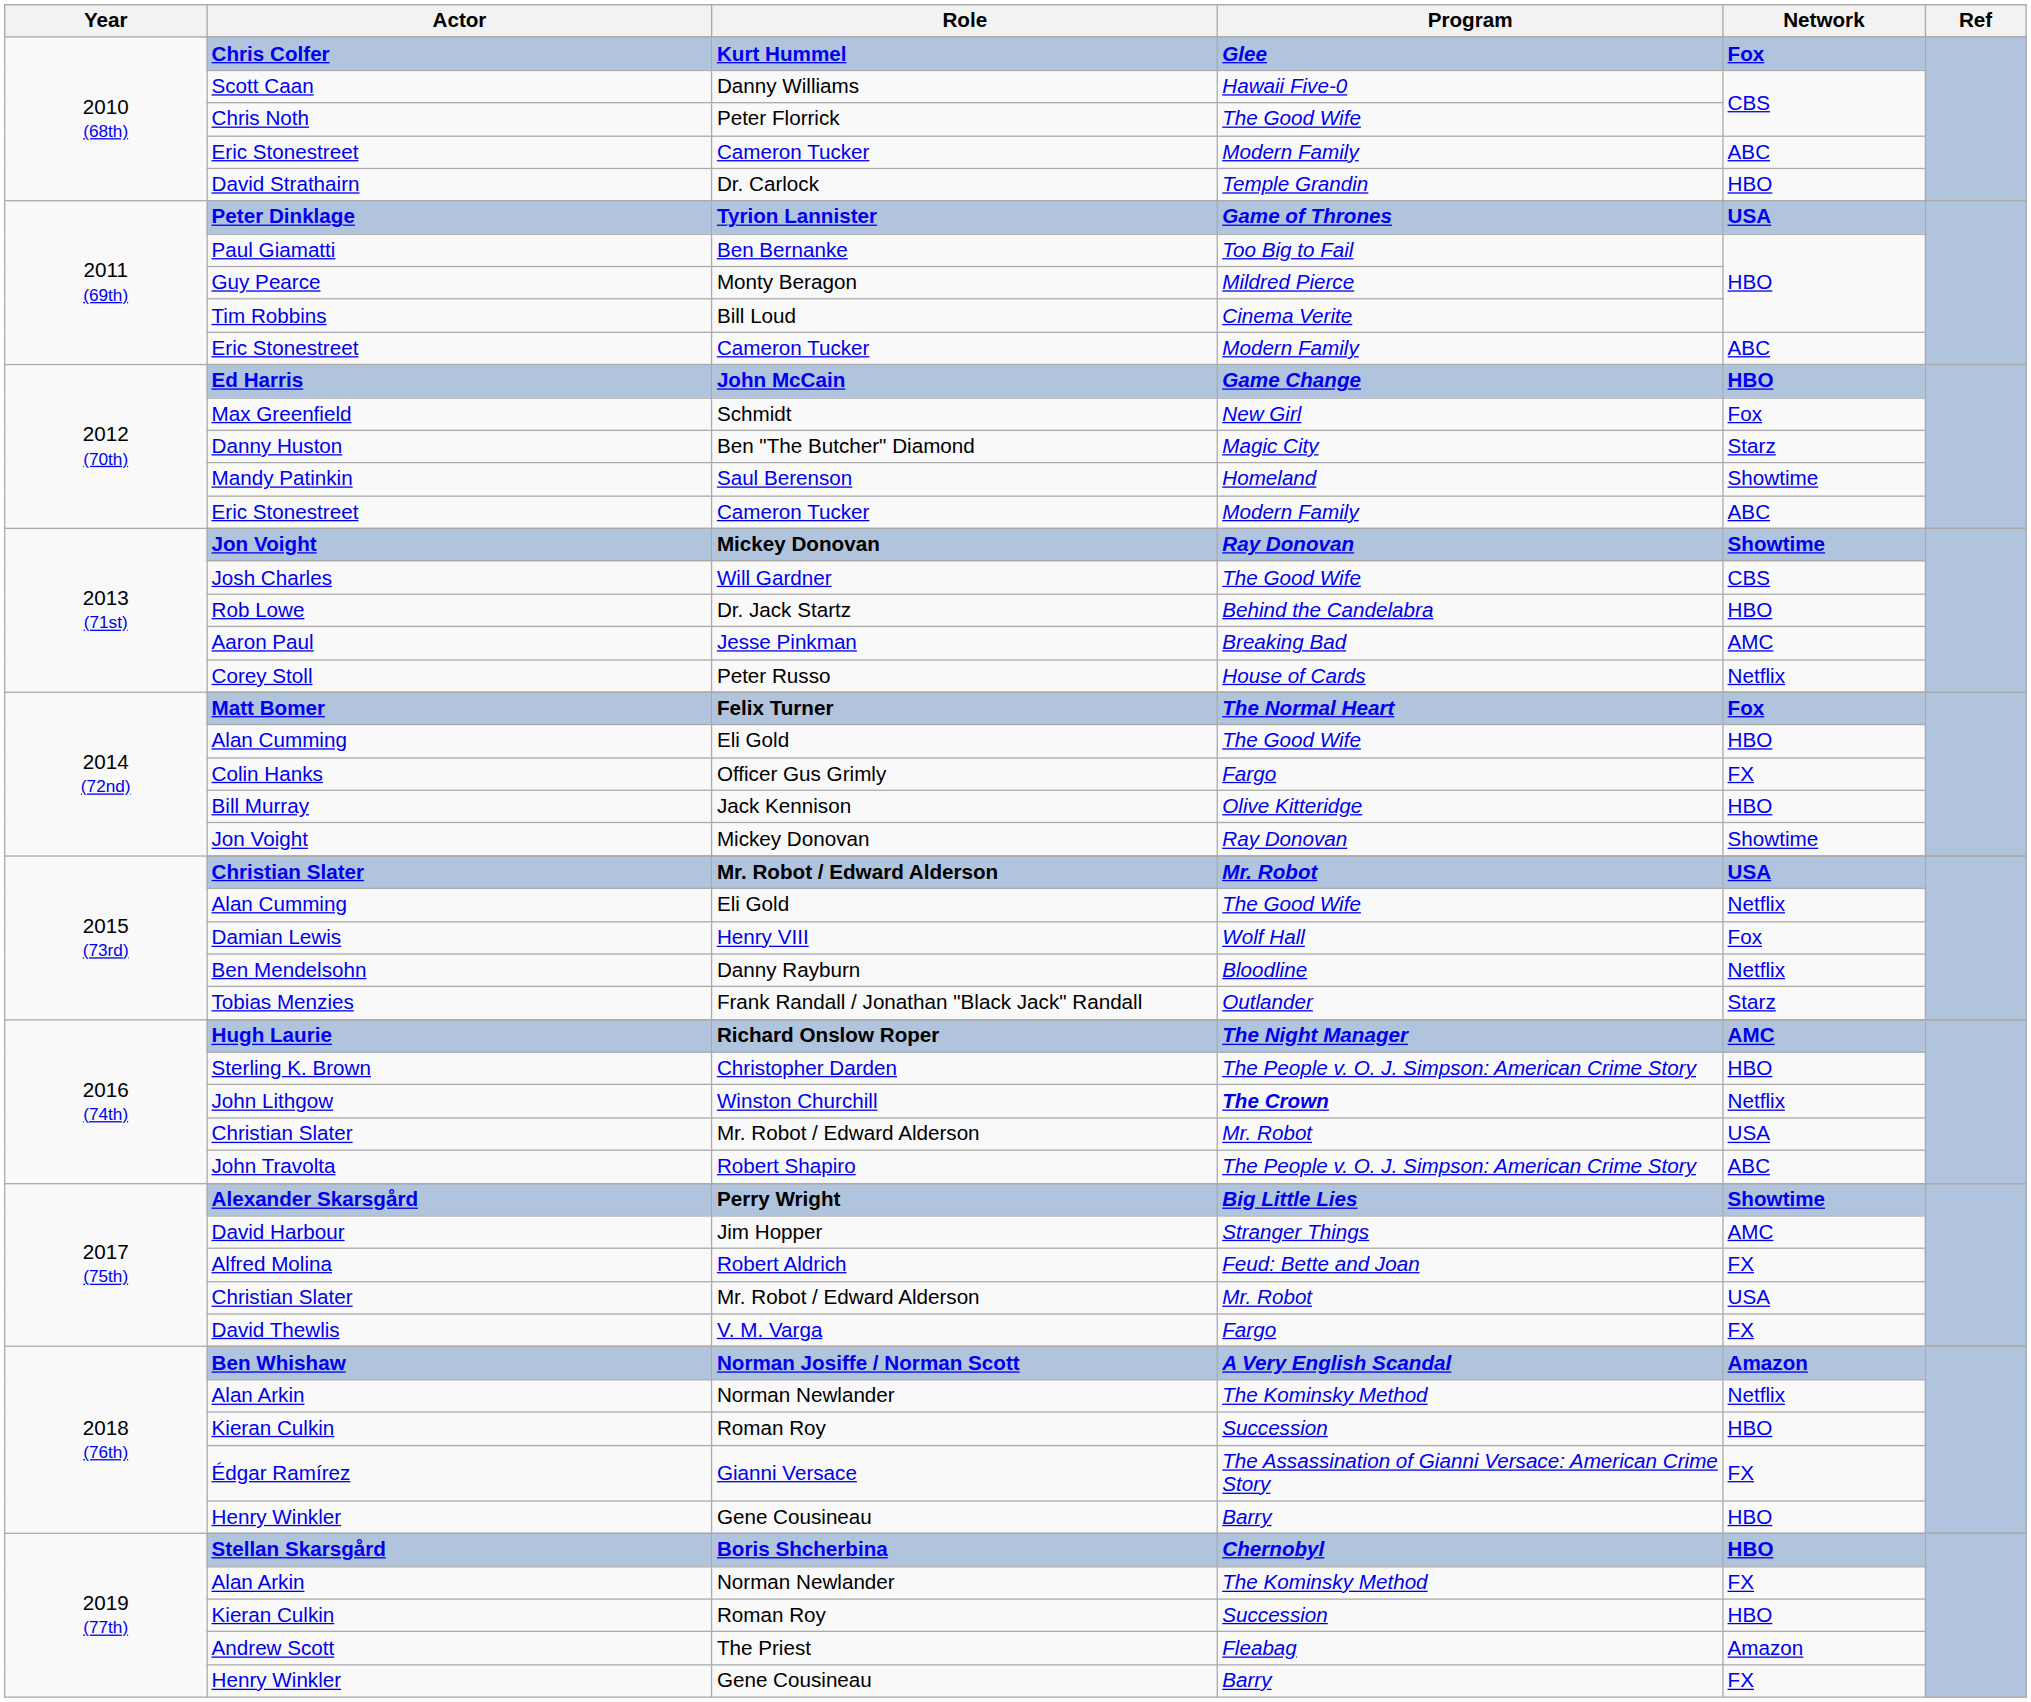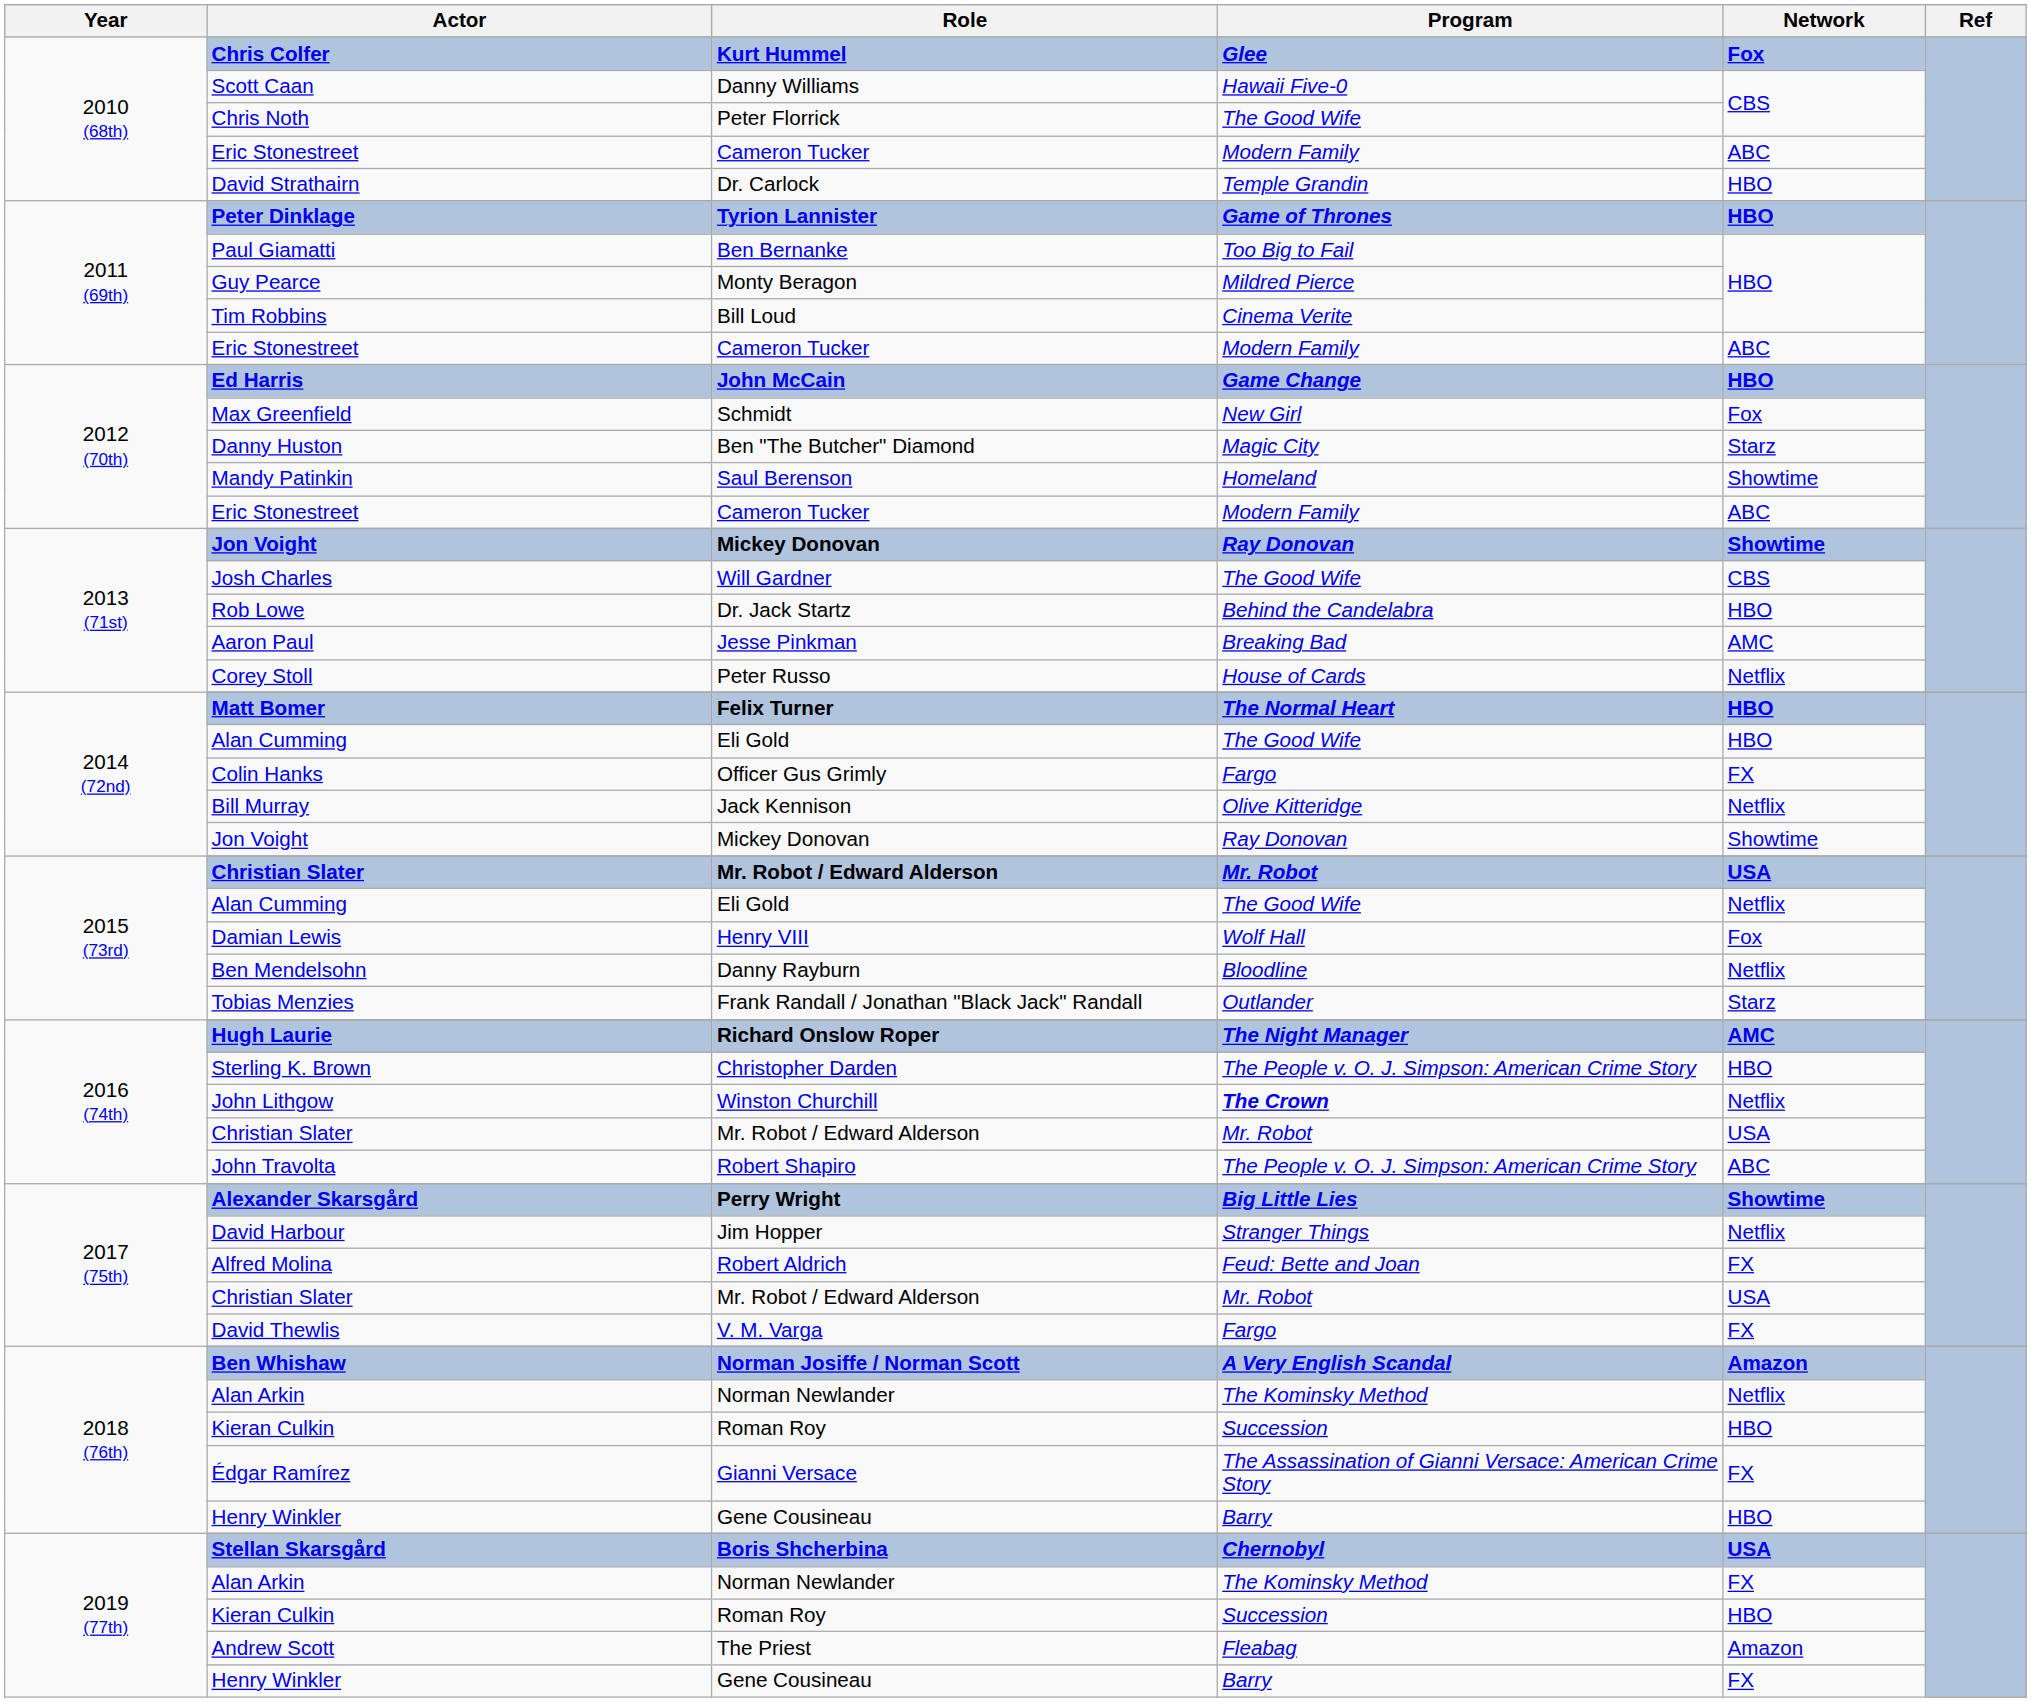(1749, 217) USA -> (1751, 217) HBO
(1746, 708) Fox -> (1751, 708) HBO
(1750, 806) HBO -> (1756, 806) Netflix
(1751, 1232) AMC -> (1756, 1232) Netflix
(1751, 1549) HBO -> (1749, 1549) USA
